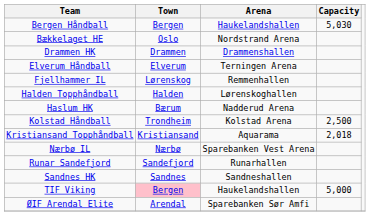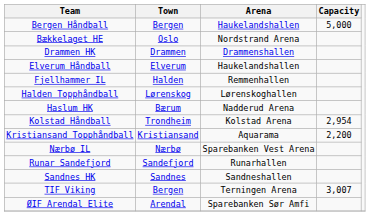(339, 25) 5,030 -> (339, 25) 5,000
(259, 66) Terningen Arena -> (259, 66) Haukelandshallen
(168, 80) Lørenskog -> (168, 80) Halden
(168, 94) Halden -> (168, 94) Lørenskog
(339, 121) 2,500 -> (339, 121) 2,954
(339, 135) 2,018 -> (339, 135) 2,200
(168, 190) pink background -> (168, 190) no background
(259, 190) Haukelandshallen -> (259, 190) Terningen Arena
(339, 190) 5,000 -> (339, 190) 3,007
